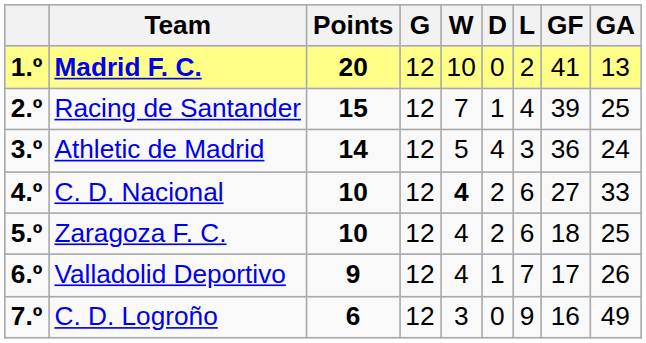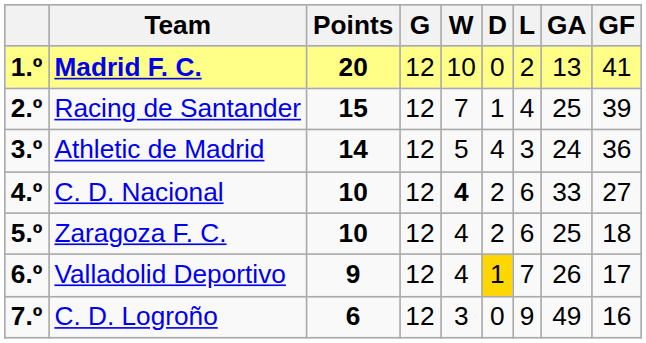columns swapped: (565, 25) <-> (615, 25)
(497, 274) no background -> (497, 274) gold background
